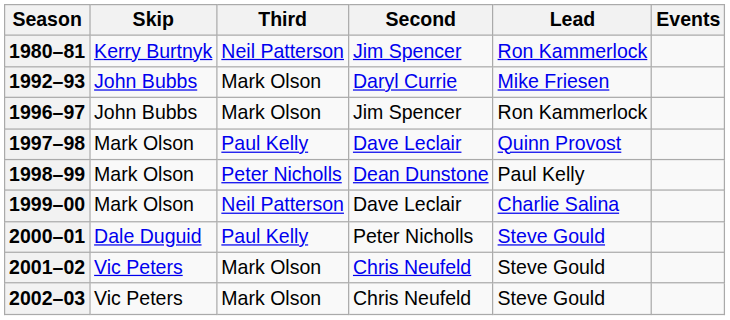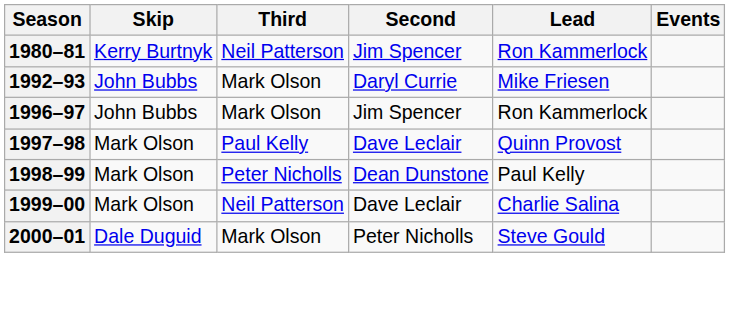(265, 236) Paul Kelly -> (271, 236) Mark Olson
- row: (47, 267)
- row: (47, 298)
